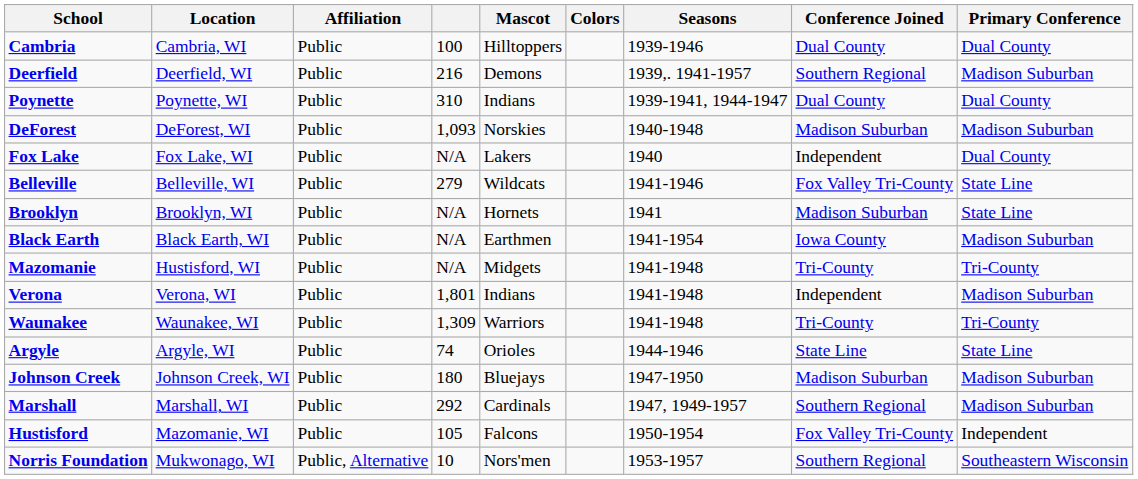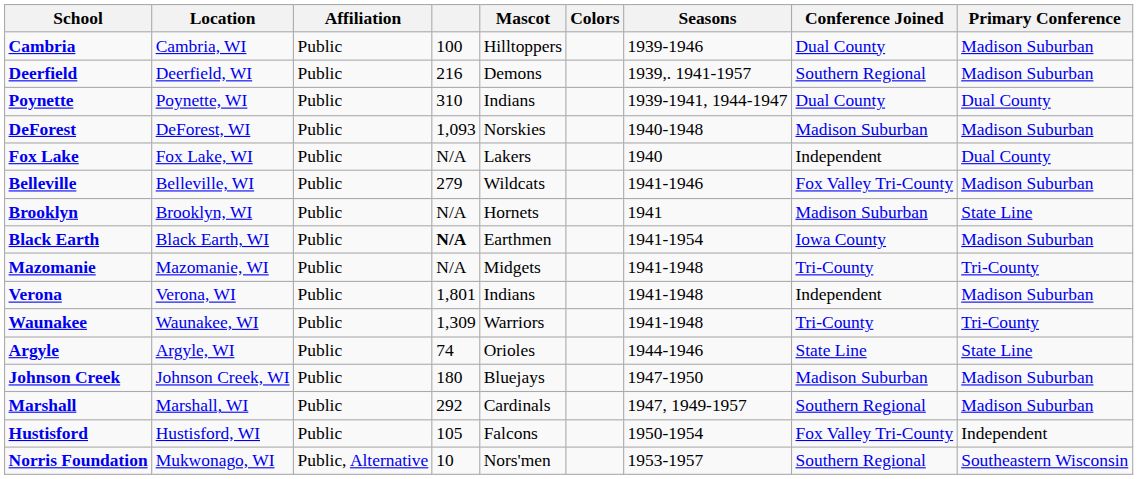(1006, 45) Dual County -> (1027, 45) Madison Suburban
(997, 184) State Line -> (1027, 184) Madison Suburban
(451, 239) normal -> (451, 239) bold
(208, 267) Hustisford, WI -> (212, 267) Mazomanie, WI
(212, 433) Mazomanie, WI -> (208, 433) Hustisford, WI
